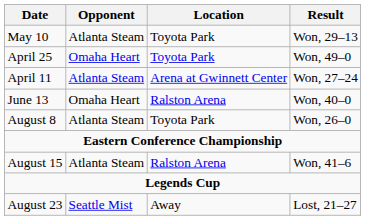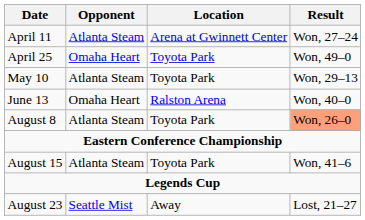rows swapped: (30, 78) <-> (28, 36)
(322, 120) no background -> (322, 120) lightsalmon background
(188, 162) Ralston Arena -> (182, 162) Toyota Park
